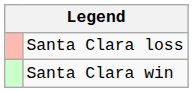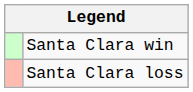rows swapped: (100, 73) <-> (105, 46)
